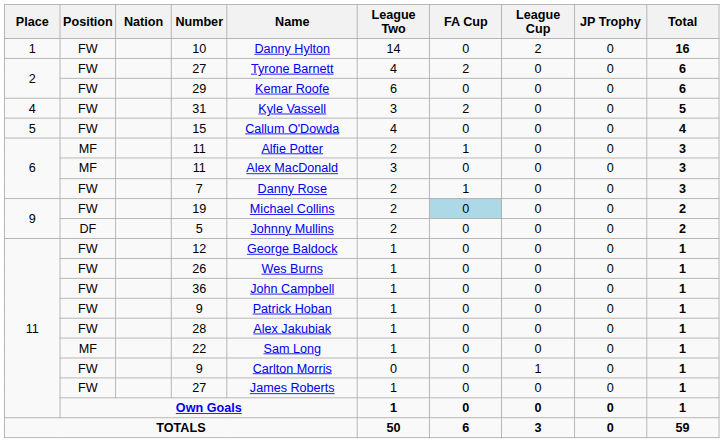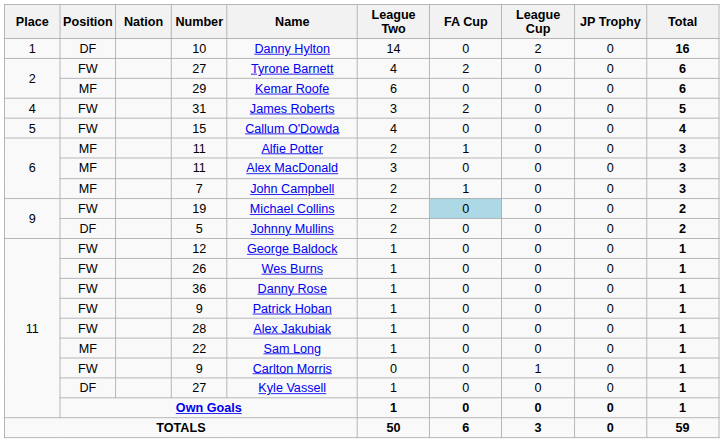(88, 49) FW -> (88, 49) DF
(88, 89) FW -> (88, 89) MF
(292, 109) Kyle Vassell -> (292, 109) James Roberts
(88, 188) FW -> (88, 188) MF
(292, 188) Danny Rose -> (292, 188) John Campbell
(292, 288) John Campbell -> (292, 288) Danny Rose
(88, 388) FW -> (88, 388) DF
(292, 388) James Roberts -> (292, 388) Kyle Vassell
